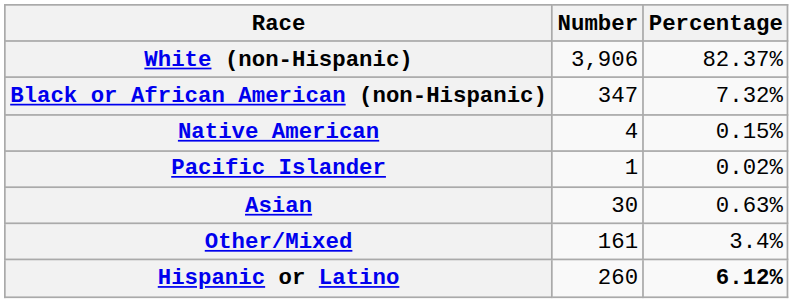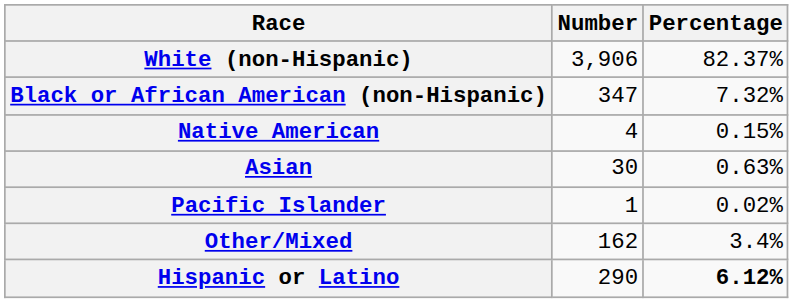rows swapped: (279, 205) <-> (279, 169)
(618, 242) 161 -> (618, 242) 162
(618, 278) 260 -> (618, 278) 290
